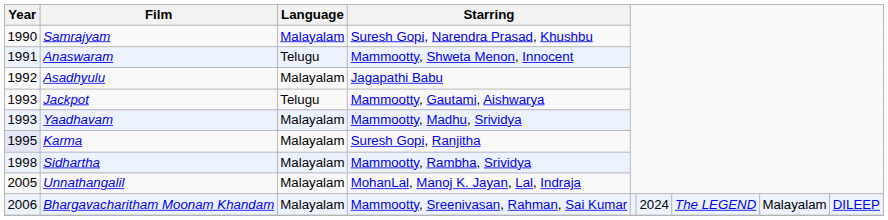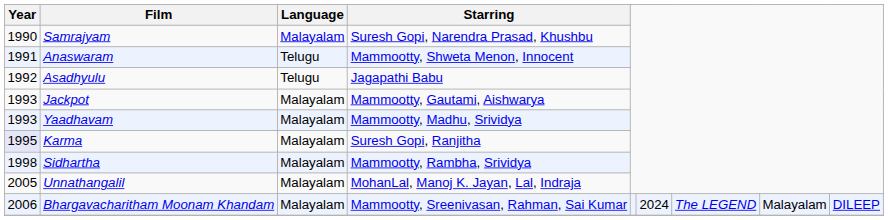(312, 78) Malayalam -> (300, 78) Telugu
(300, 99) Telugu -> (312, 99) Malayalam
